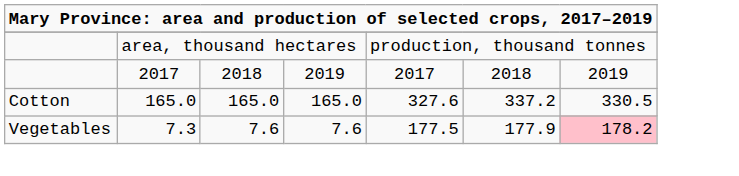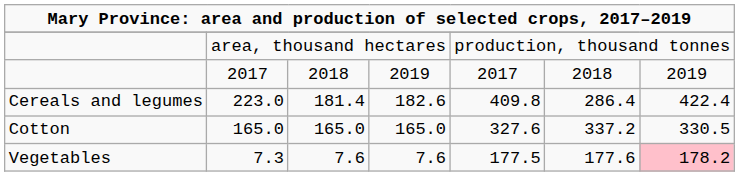+ row: (258, 102)
(530, 130) 177.9 -> (610, 157) 177.6
